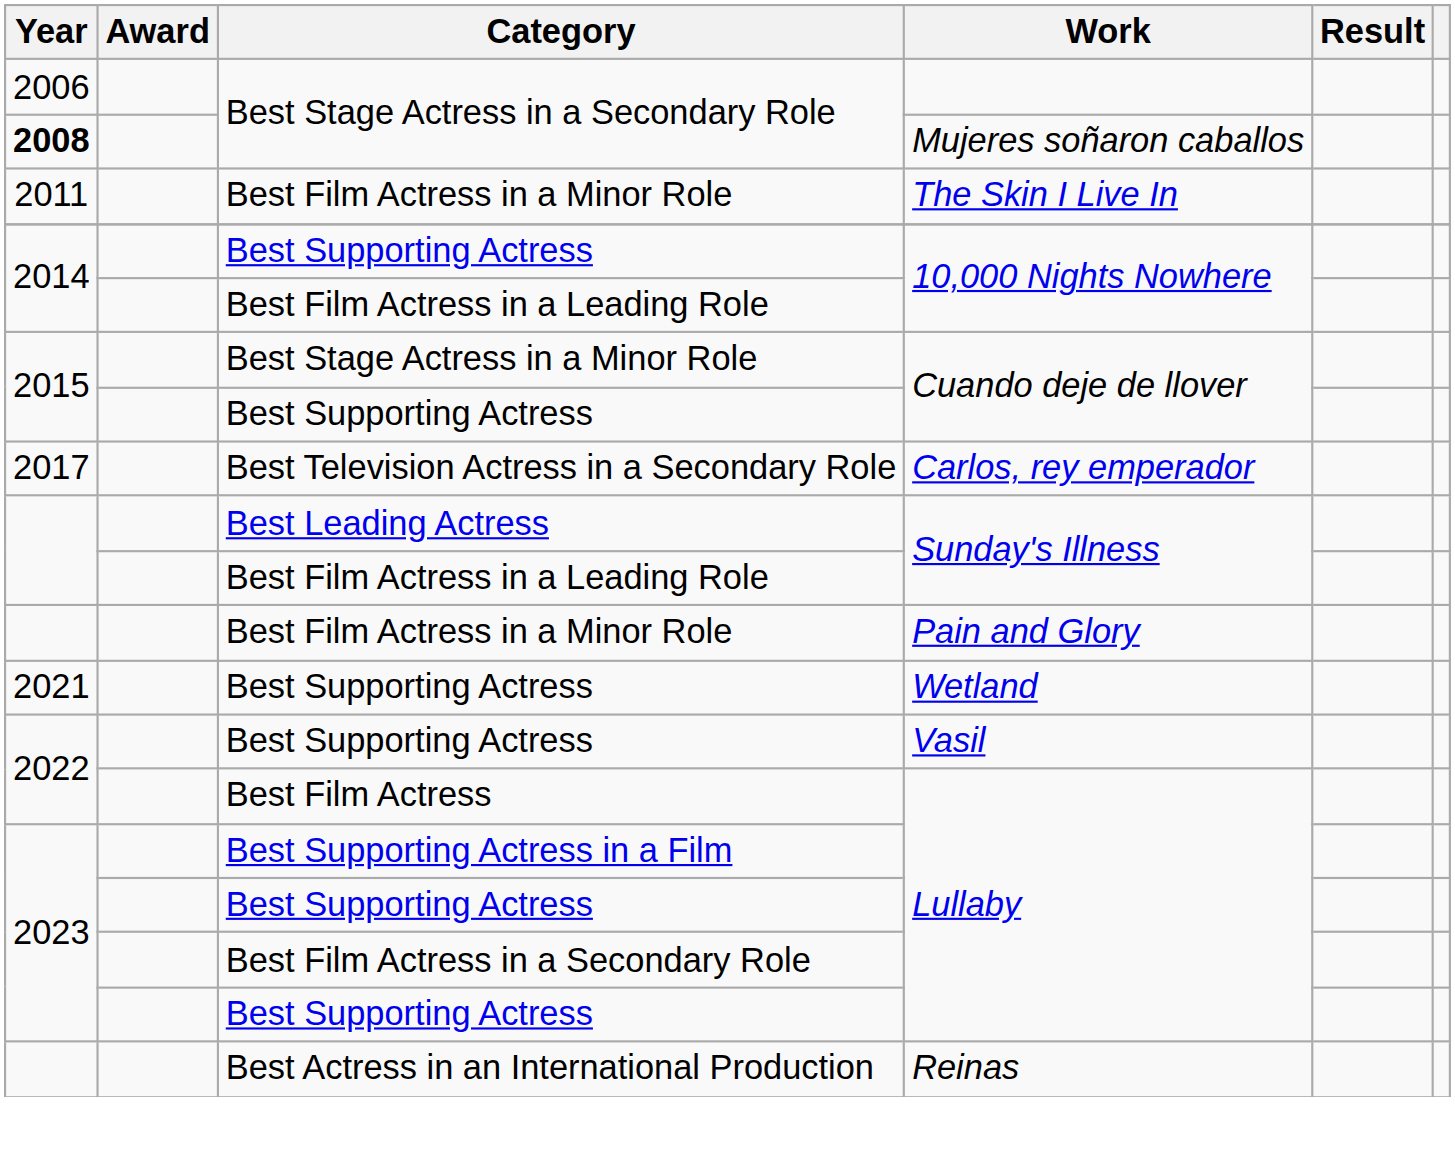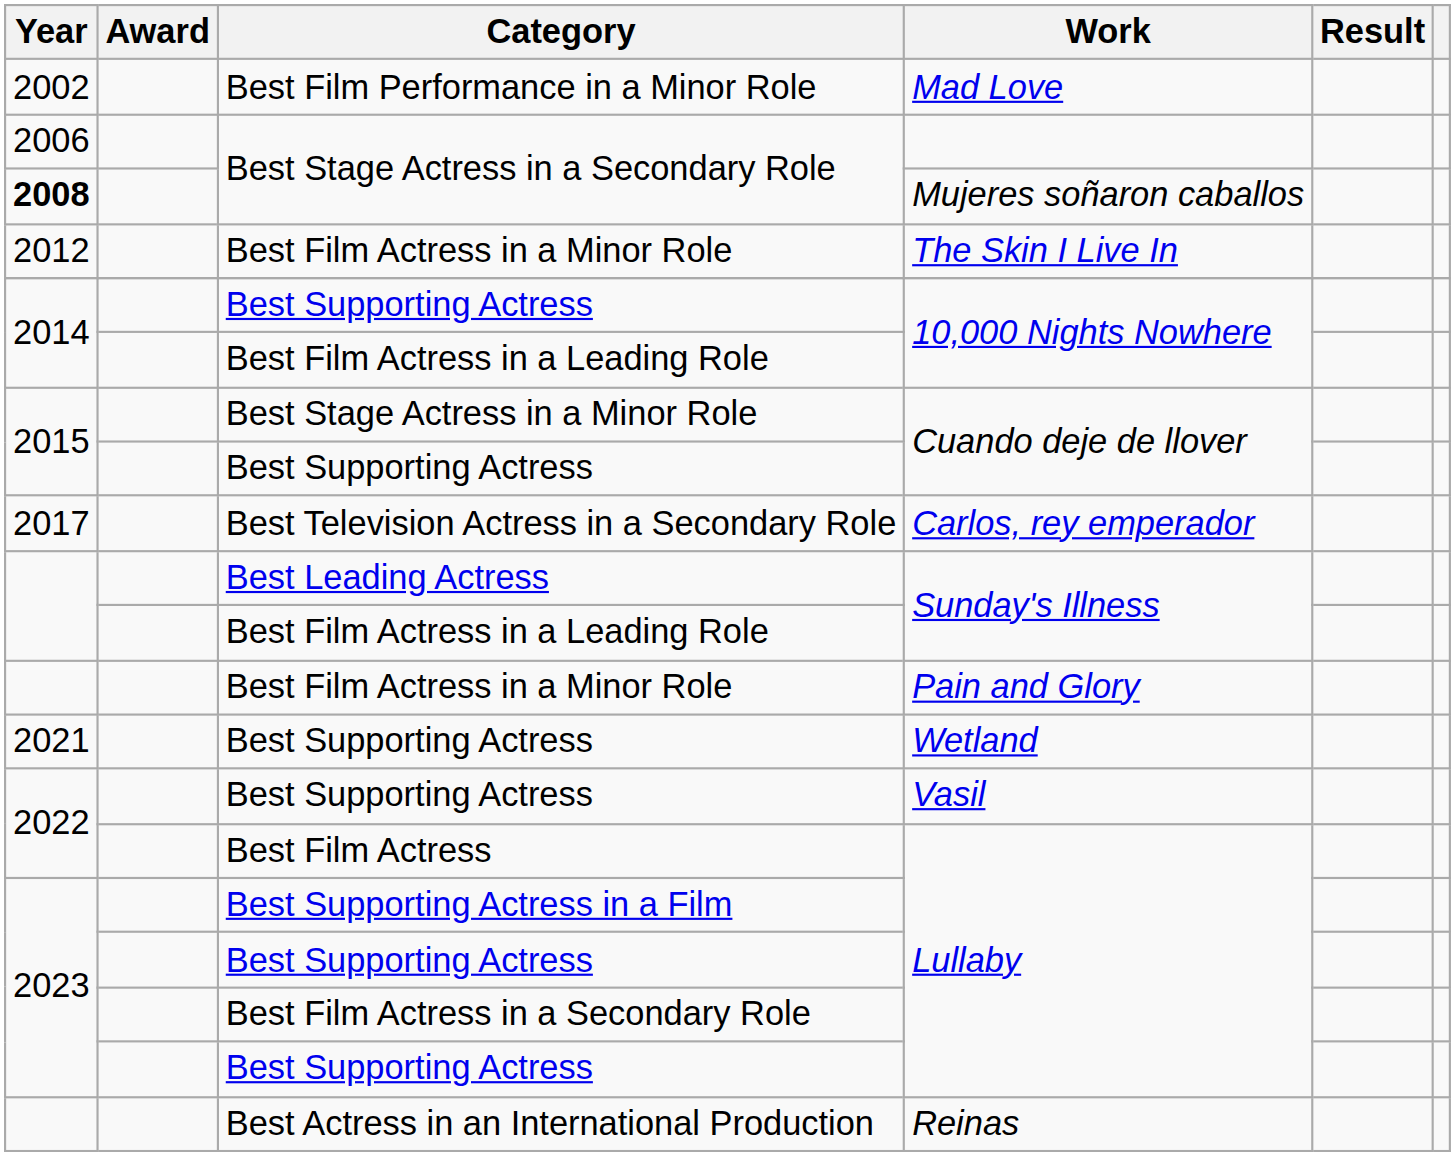+ row: (521, 86)
(51, 195) 2011 -> (51, 250) 2012
